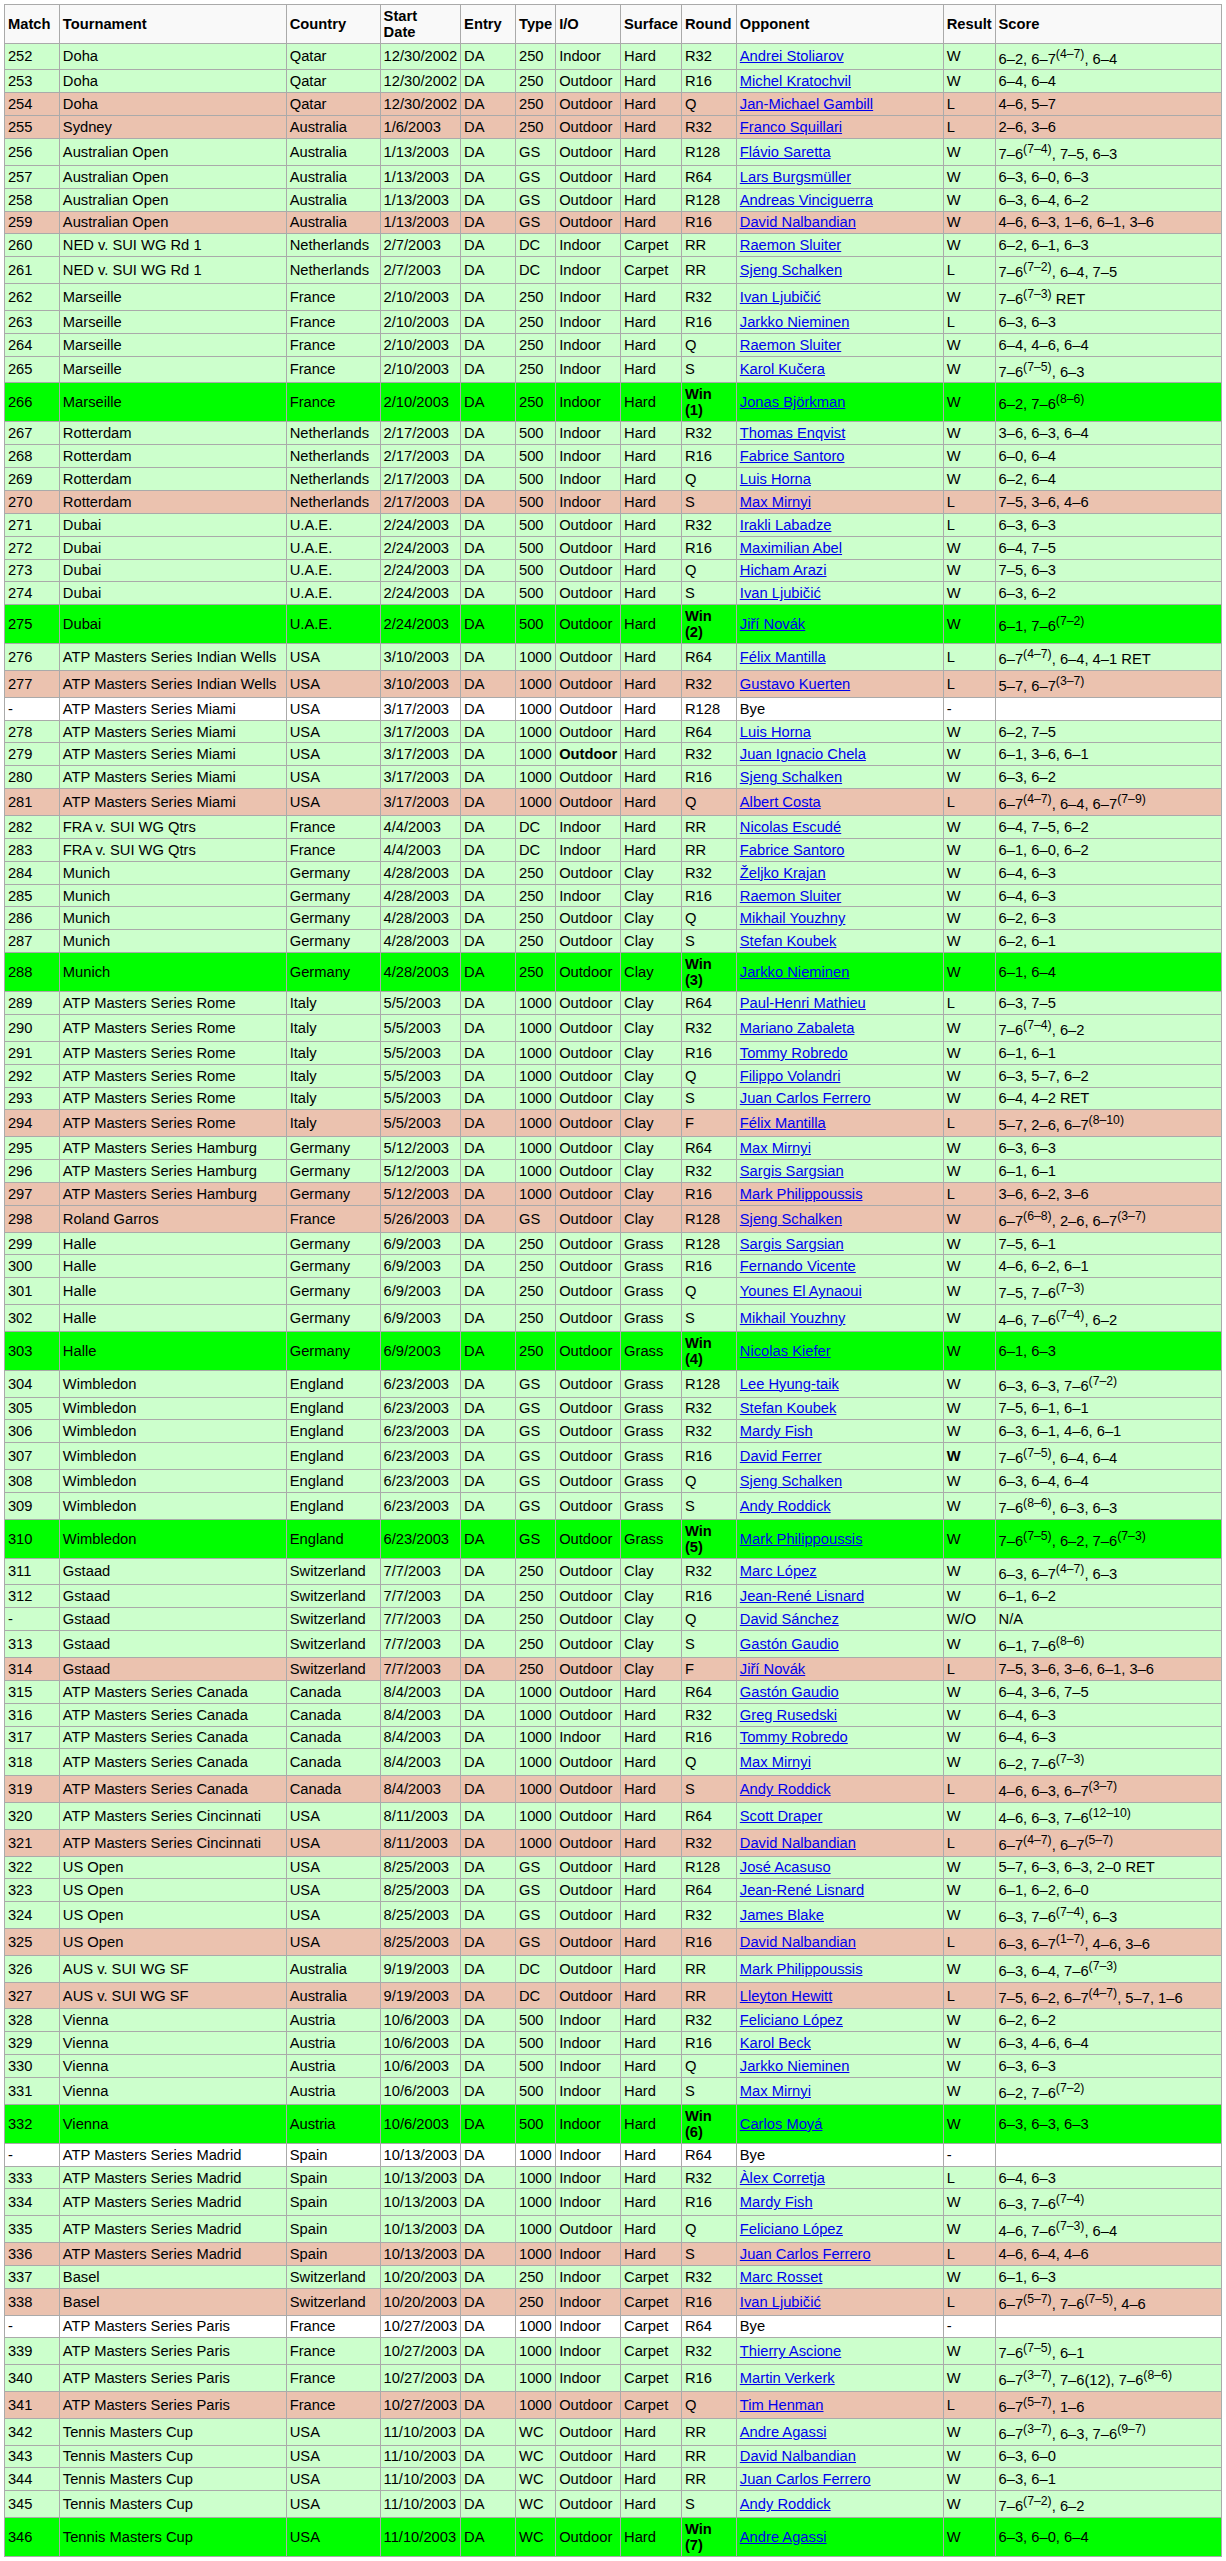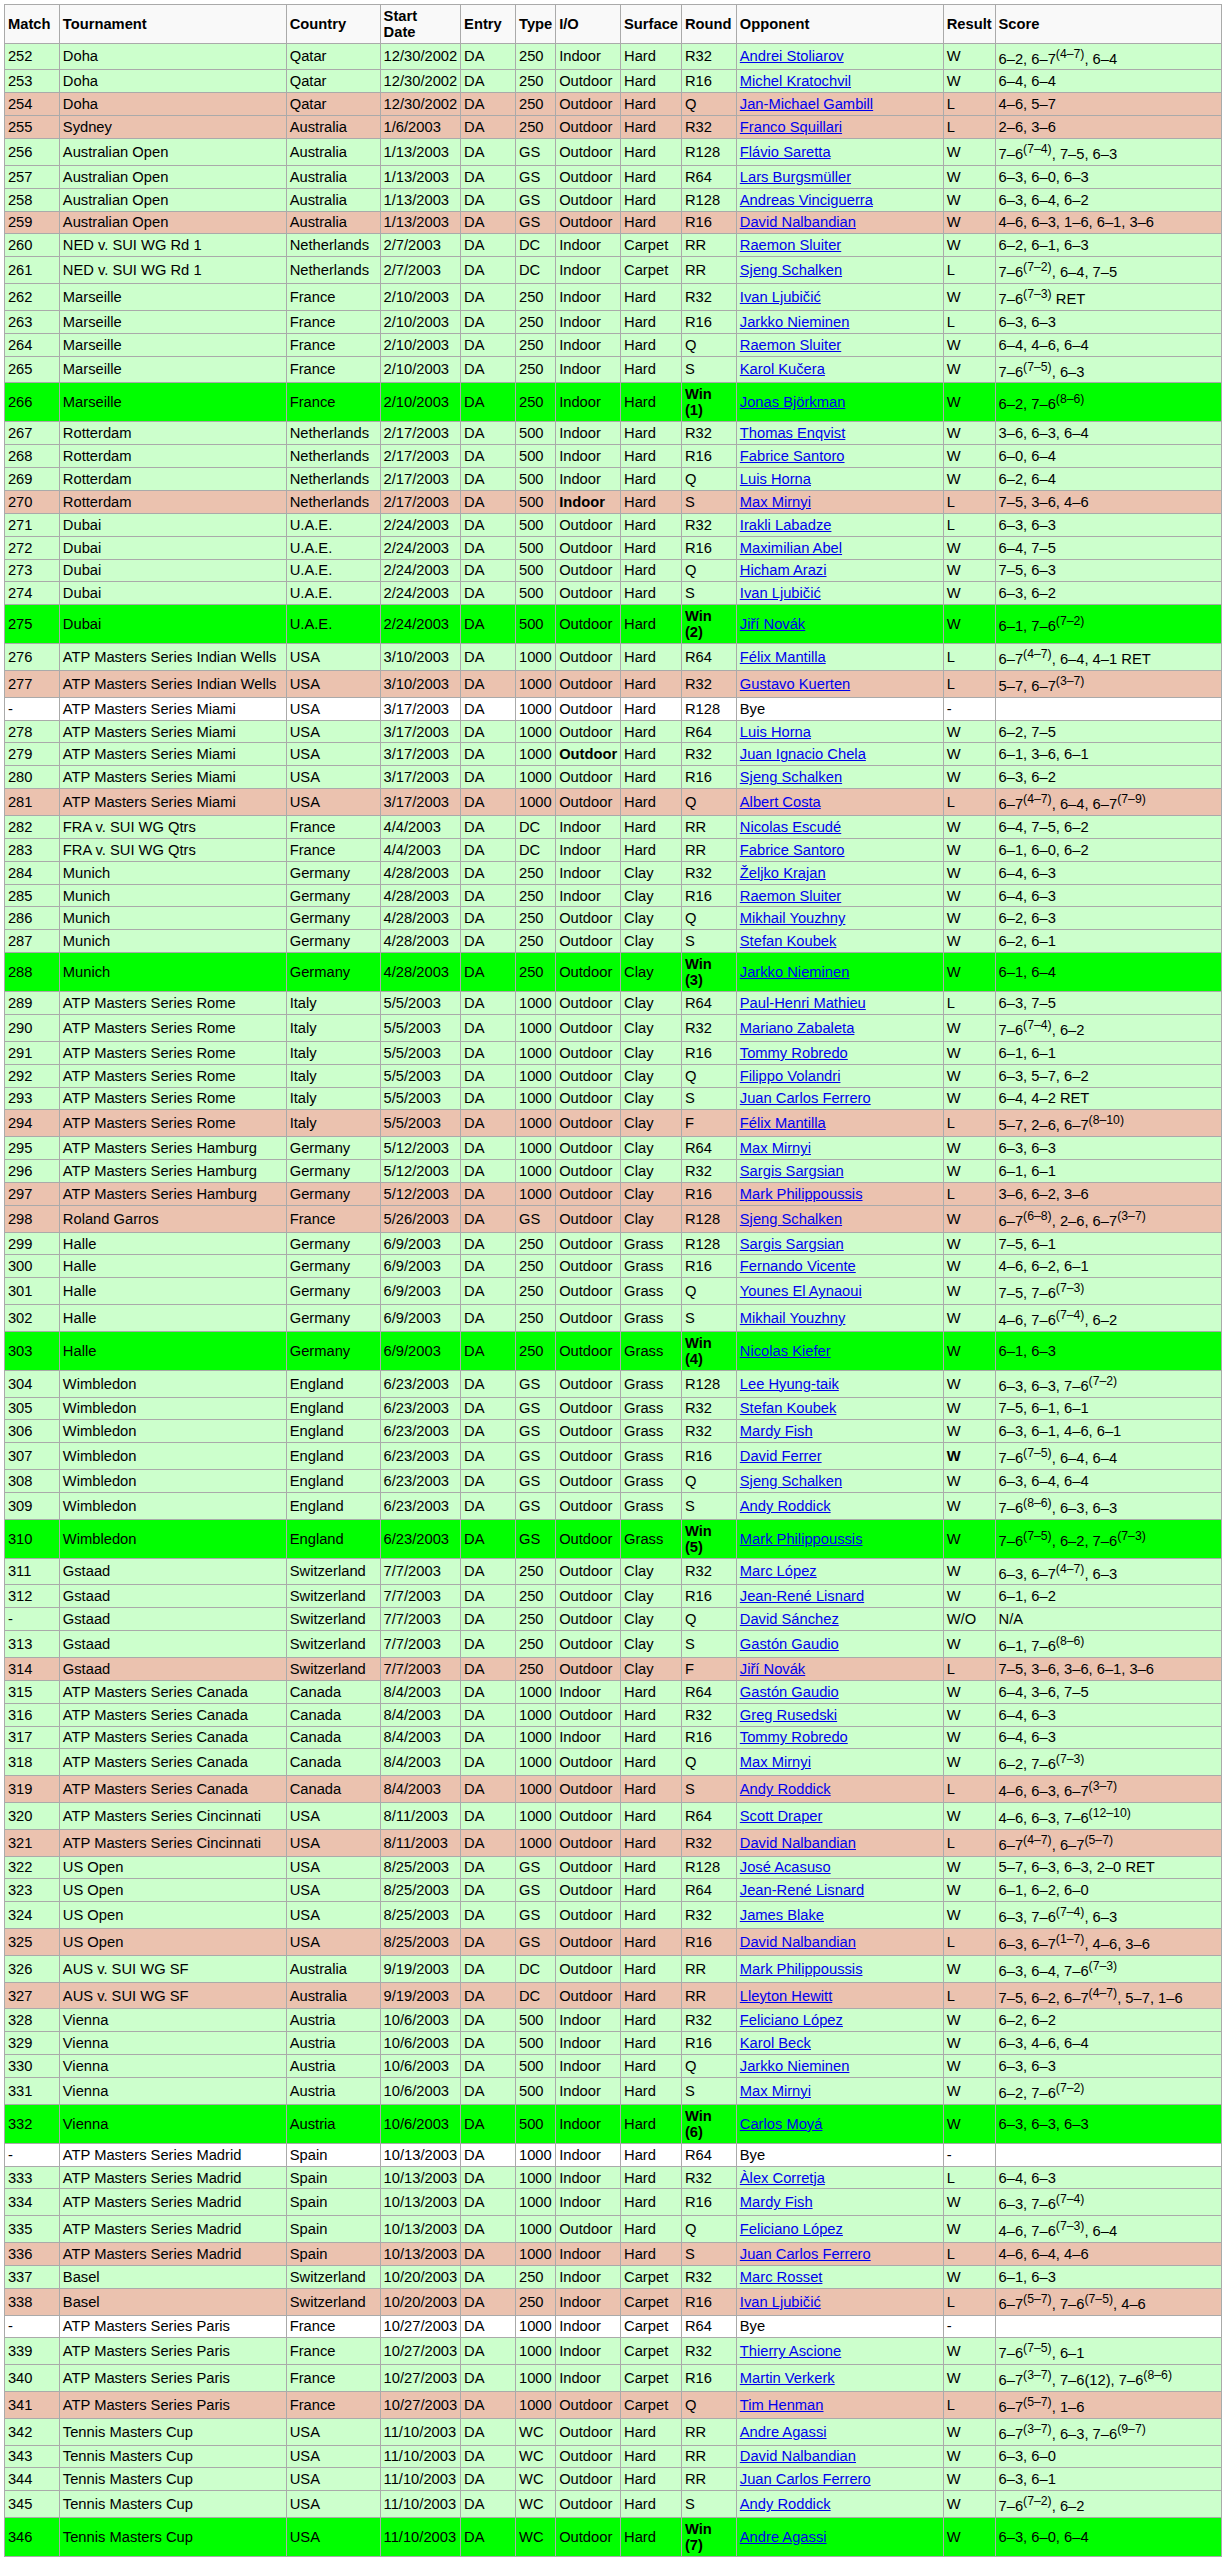(580, 502) normal -> (582, 502) bold
(586, 873) Outdoor -> (580, 873) Indoor
(586, 1692) Outdoor -> (580, 1692) Indoor
